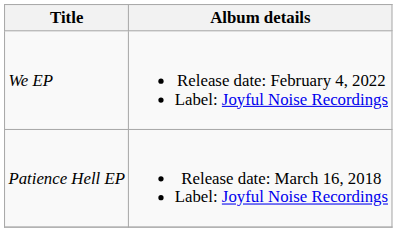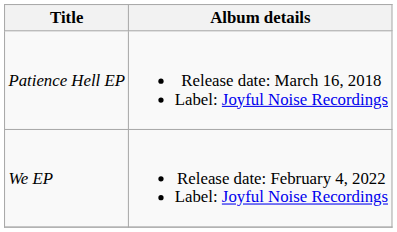rows swapped: (67, 178) <-> (31, 80)
